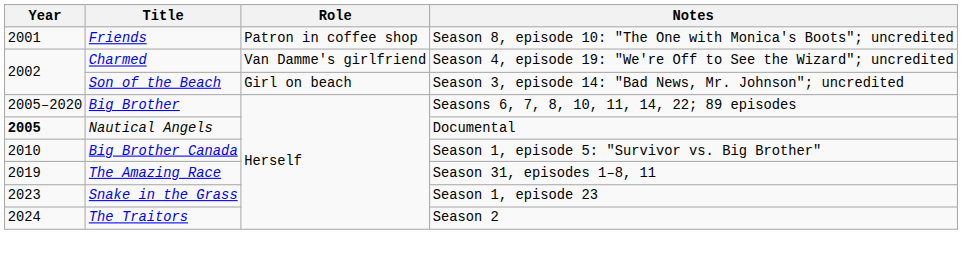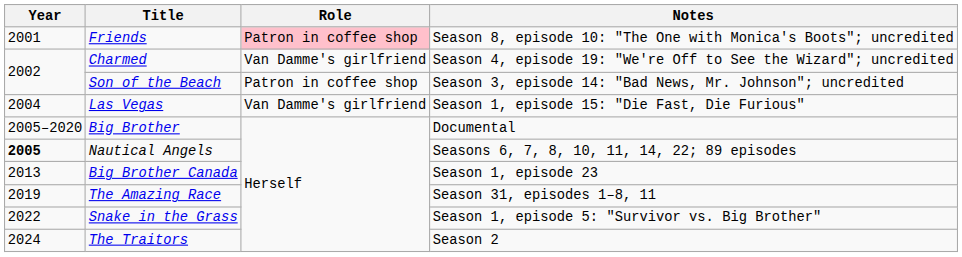(331, 38) no background -> (331, 38) pink background
(298, 83) Girl on beach -> (331, 83) Patron in coffee shop
+ row: (126, 106)
(615, 106) Seasons 6, 7, 8, 10, 11, 14, 22; 89 episodes -> (474, 128) Documental
(474, 128) Documental -> (615, 151) Seasons 6, 7, 8, 10, 11, 14, 22; 89 episodes
(24, 151) 2010 -> (24, 173) 2013
(627, 151) Season 1, episode 5: "Survivor vs. Big Brother" -> (515, 173) Season 1, episode 23
(24, 195) 2023 -> (24, 218) 2022
(515, 195) Season 1, episode 23 -> (627, 218) Season 1, episode 5: "Survivor vs. Big Brother"
